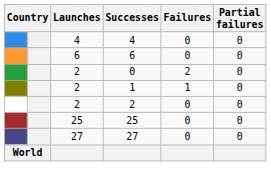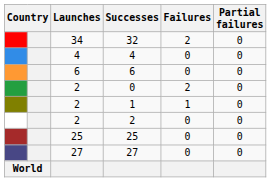+ row: (132, 40)
